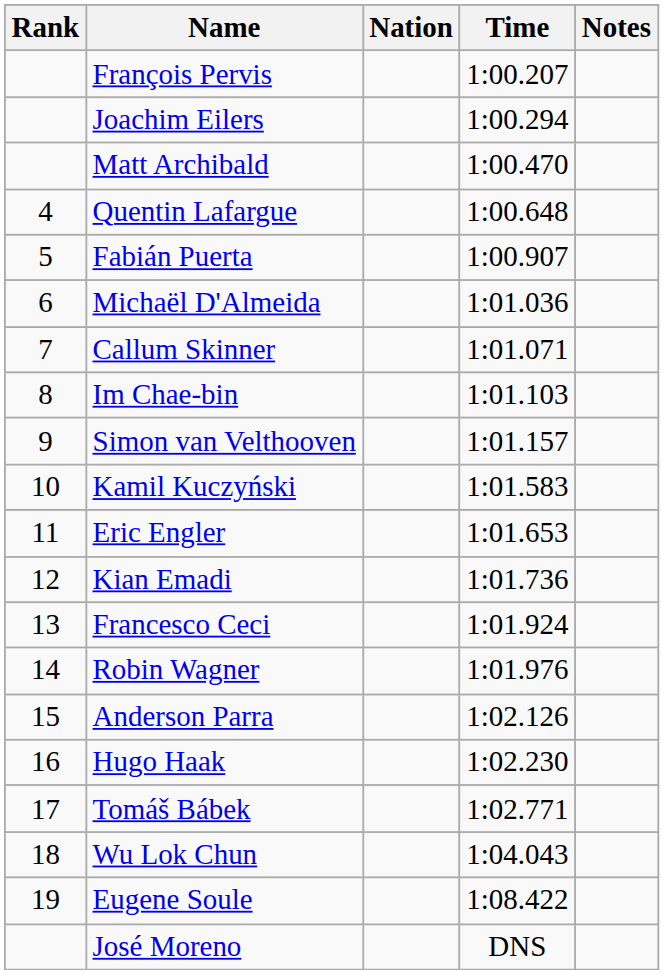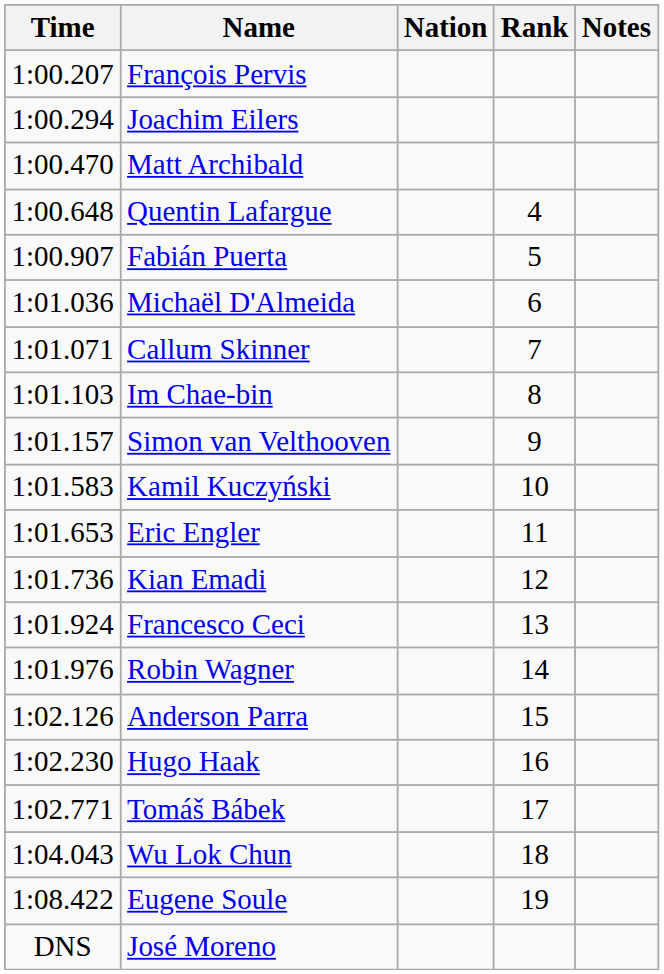columns swapped: (45, 27) <-> (517, 27)
